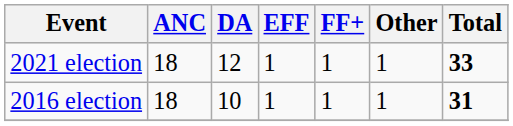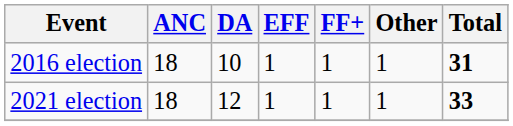rows swapped: (76, 100) <-> (76, 62)
